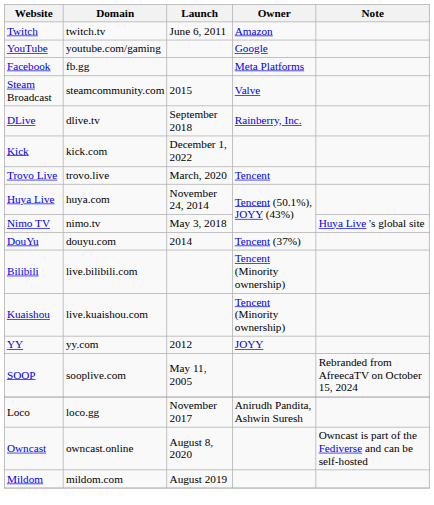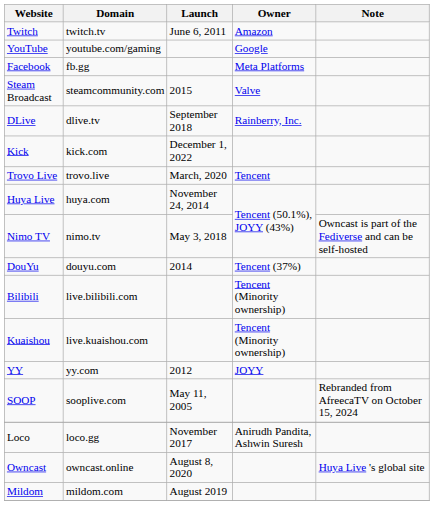(372, 223) Huya Live 's global site -> (368, 236) Owncast is part of the Fediverse and can be self-hosted
(368, 448) Owncast is part of the Fediverse and can be self-hosted -> (372, 467) Huya Live 's global site
